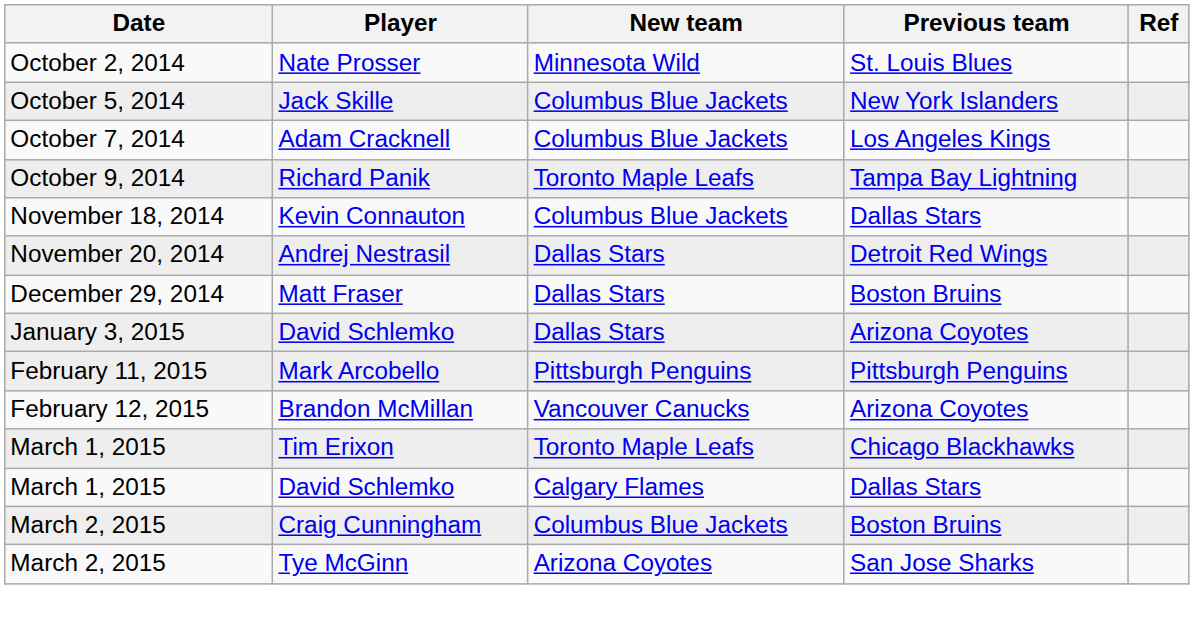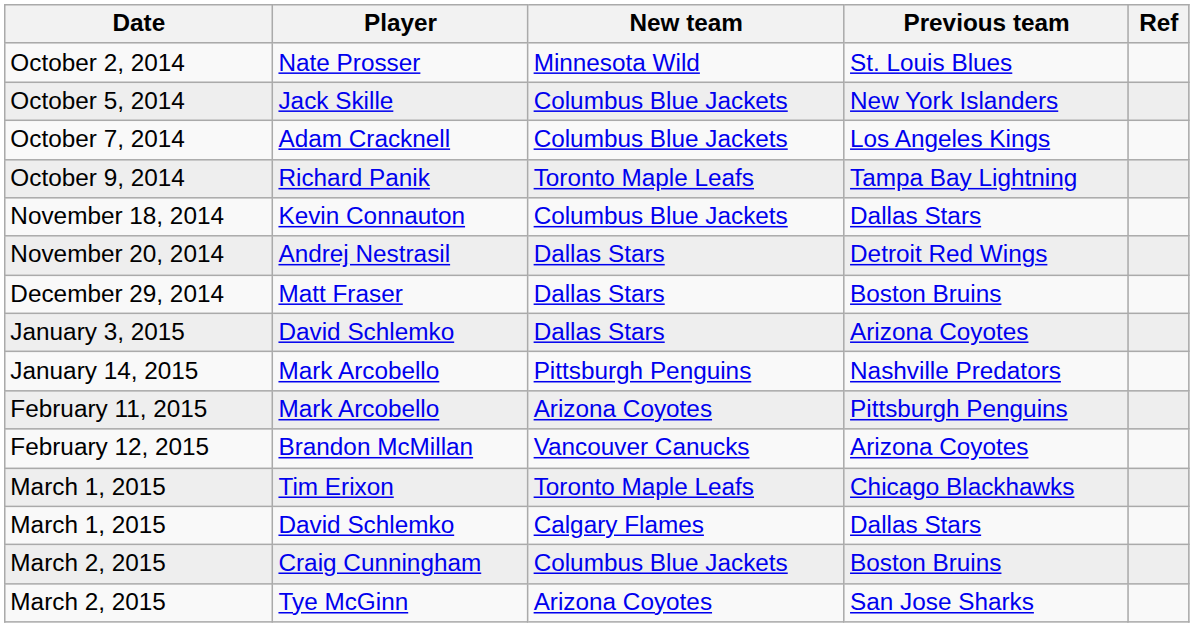+ row: (104, 370)
(642, 370) Pittsburgh Penguins -> (623, 409) Arizona Coyotes
